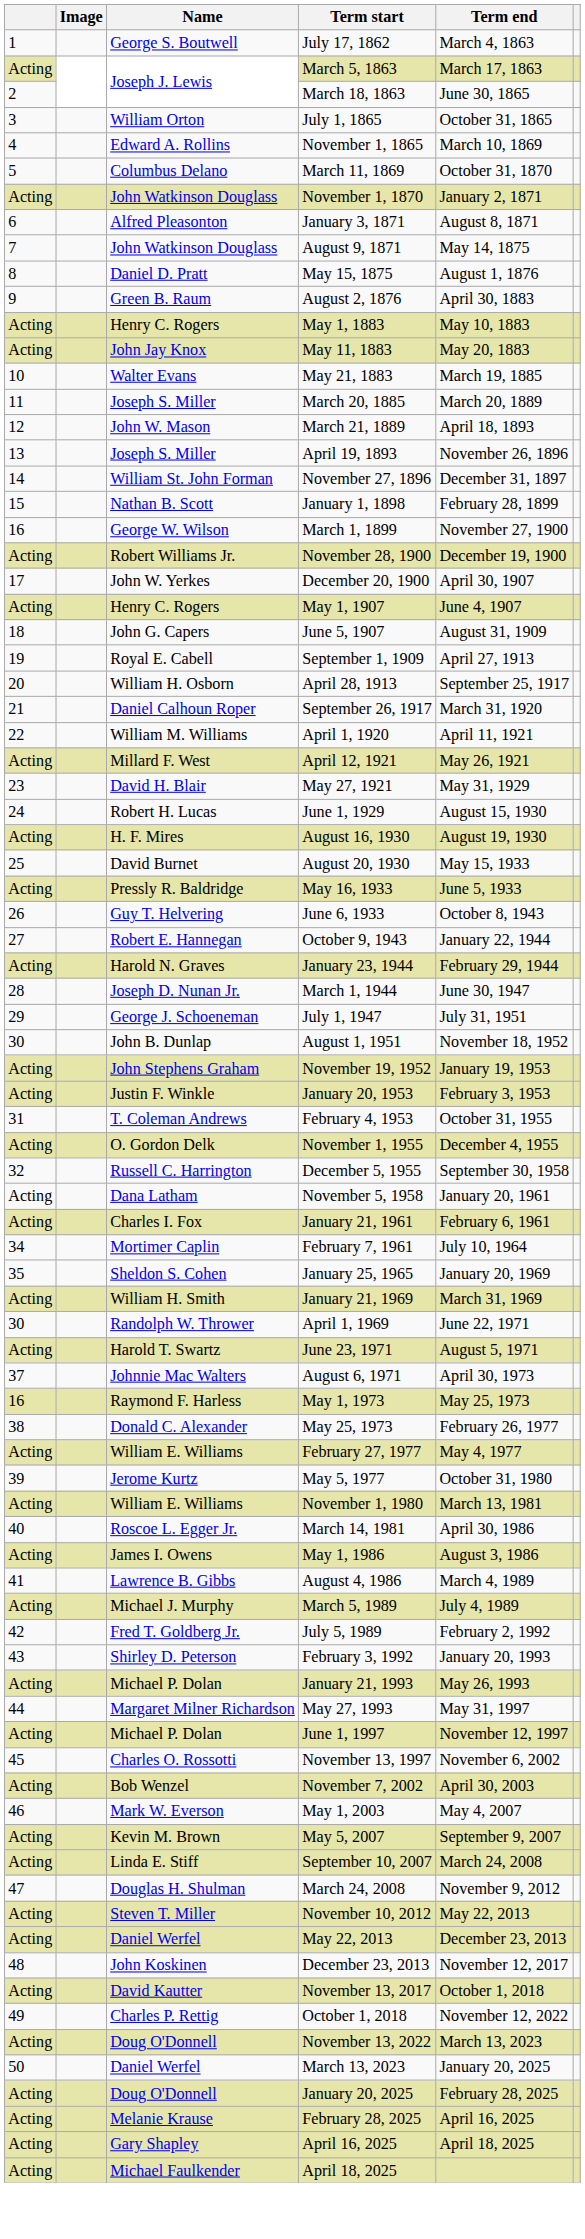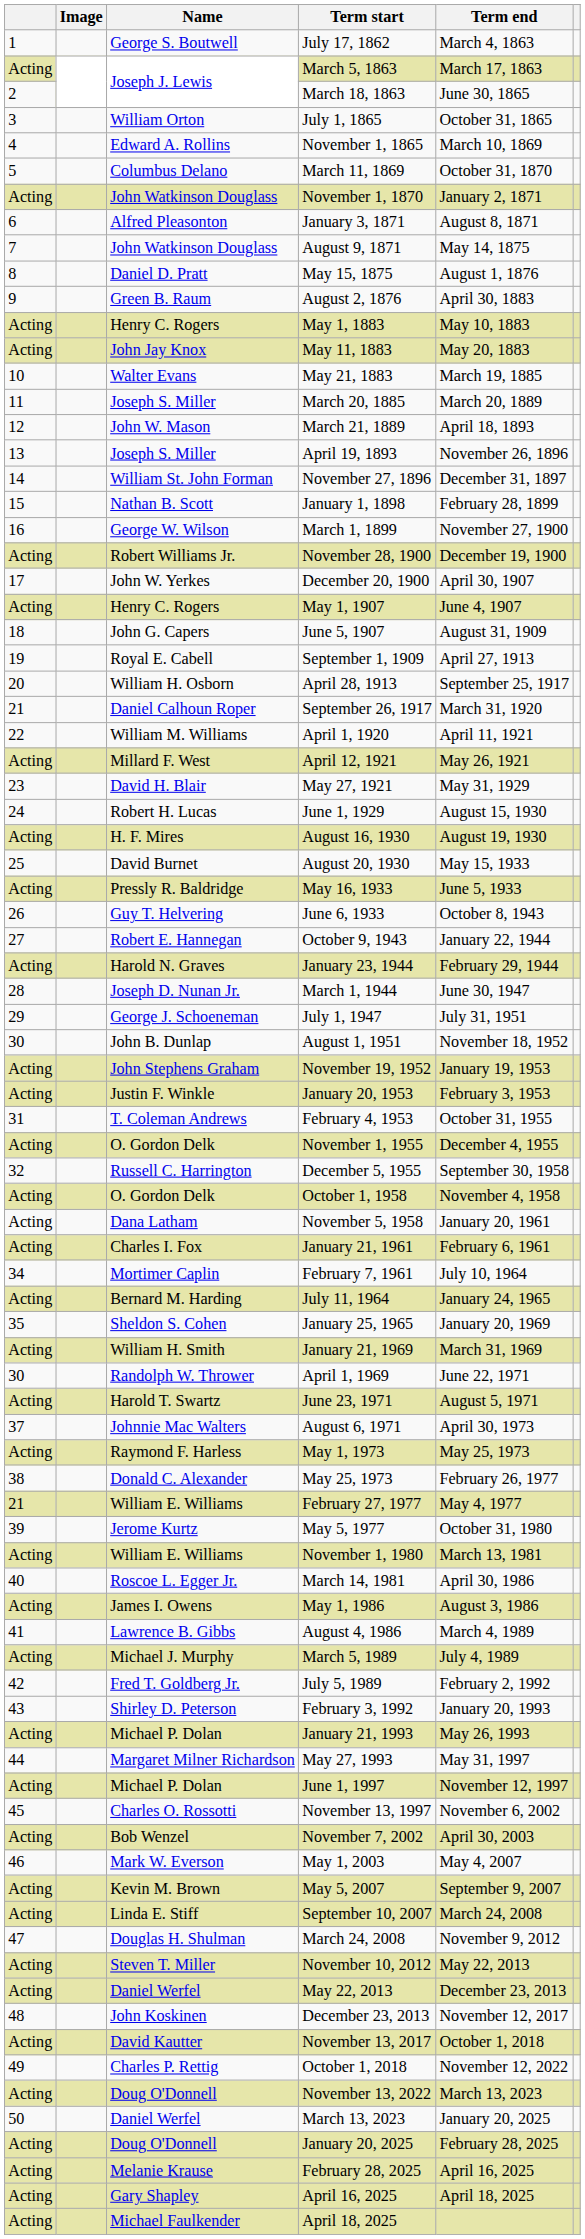+ row: (355, 1196)
+ row: (346, 1298)
(16, 1401) 16 -> (30, 1452) Acting
(30, 1452) Acting -> (16, 1503) 21
